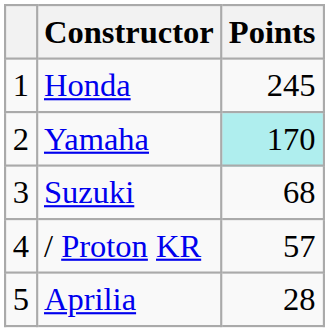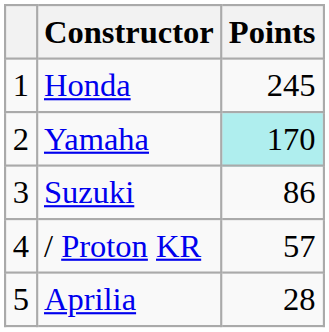(299, 192) 68 -> (299, 192) 86
